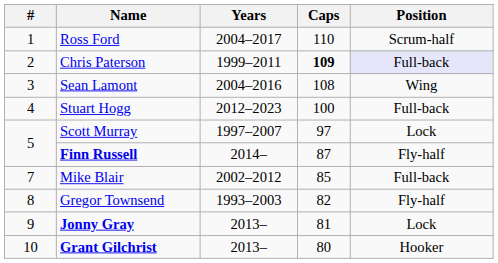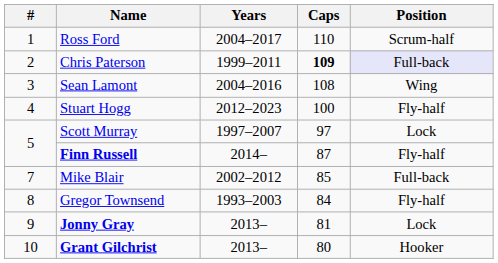(421, 108) Full-back -> (421, 108) Fly-half
(324, 200) 82 -> (324, 200) 84
